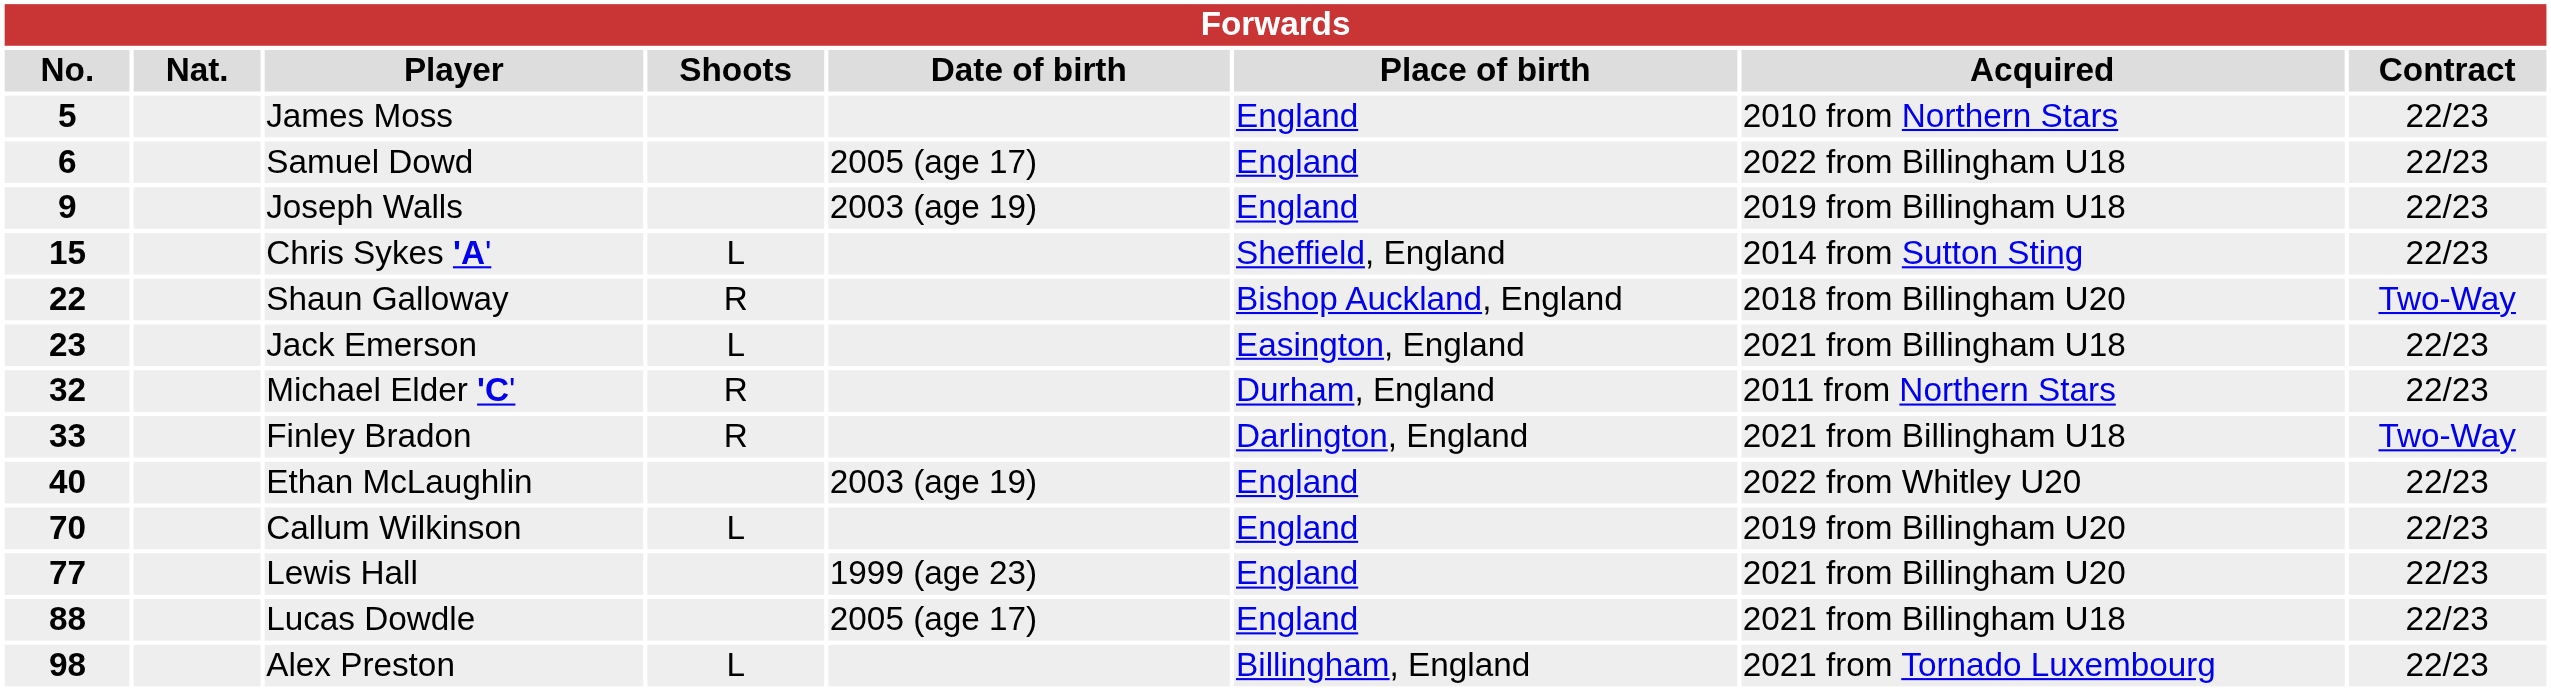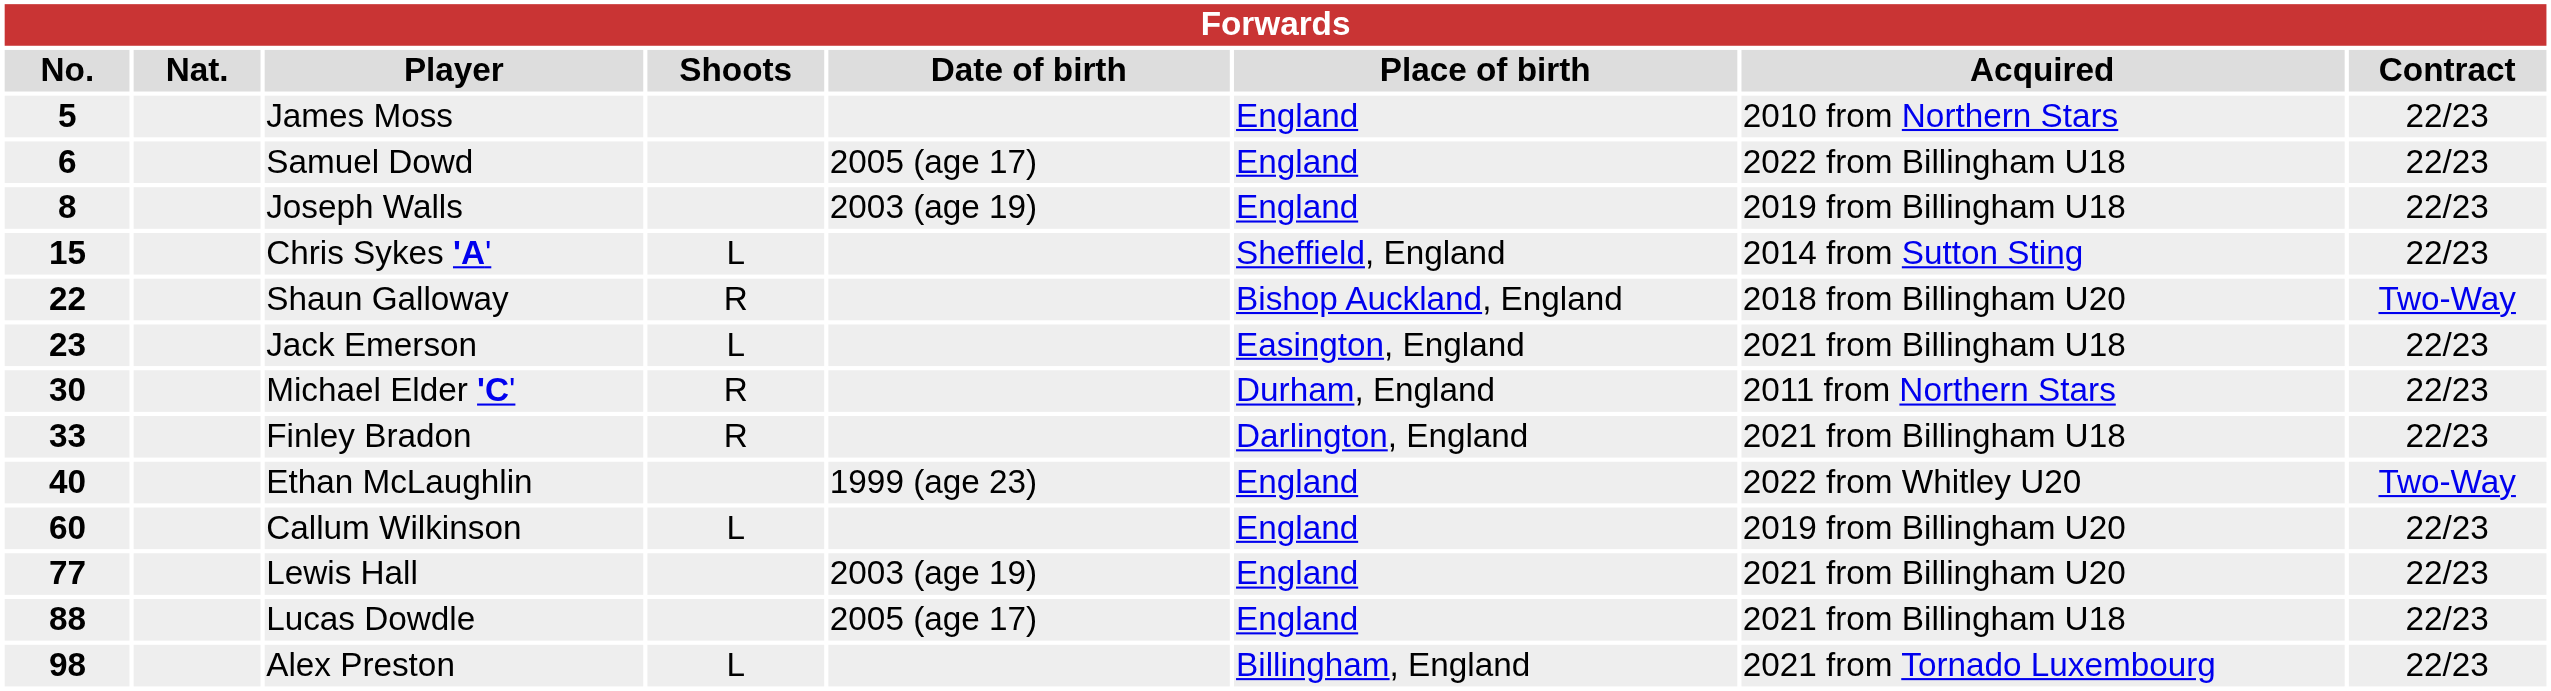(67, 207) 9 -> (67, 207) 8
(67, 390) 32 -> (67, 390) 30
(2447, 436) Two-Way -> (2447, 436) 22/23
(933, 482) 2003 (age 19) -> (933, 482) 1999 (age 23)
(2447, 482) 22/23 -> (2447, 482) Two-Way
(67, 527) 70 -> (67, 527) 60
(933, 573) 1999 (age 23) -> (933, 573) 2003 (age 19)
